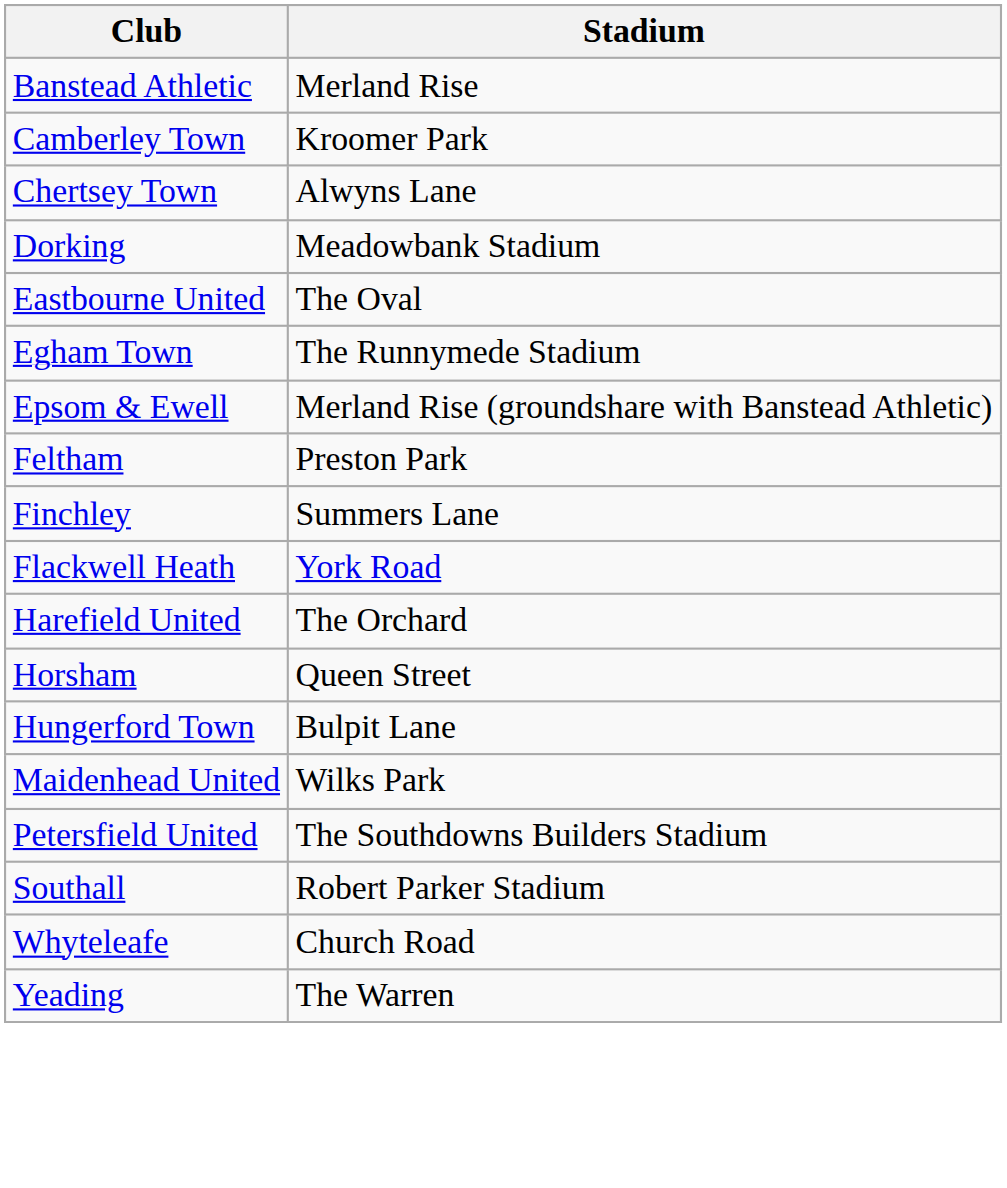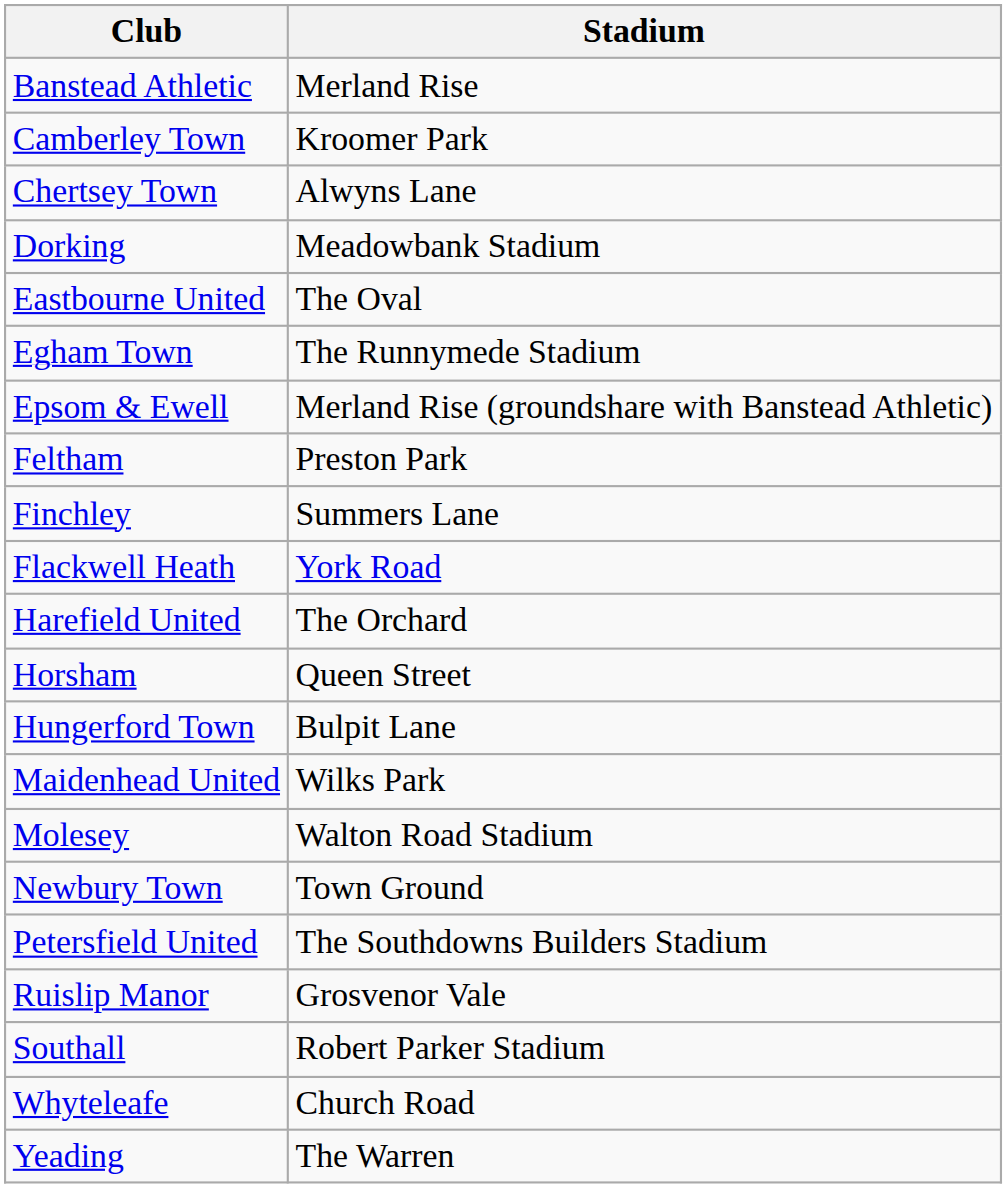+ row: (71, 834)
+ row: (118, 887)
+ row: (111, 995)
